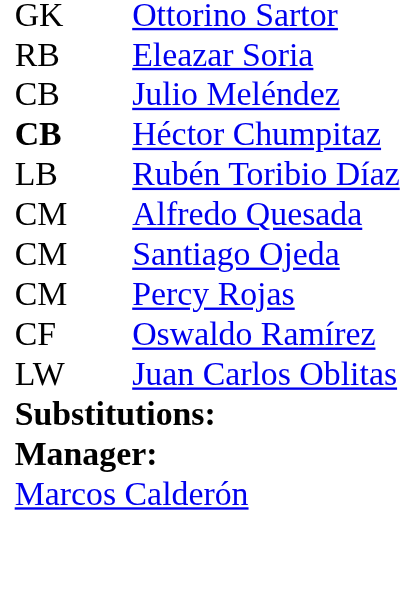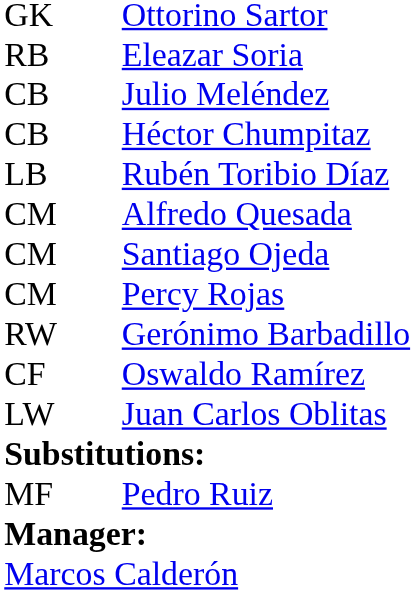(38, 134) bold -> (27, 134) normal
+ row: (266, 333)
+ row: (197, 493)
